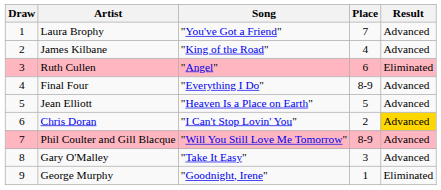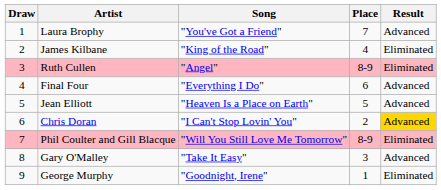(406, 49) Advanced -> (408, 49) Eliminated
(365, 67) 6 -> (365, 67) 8-9
(365, 85) 8-9 -> (365, 85) 6
(406, 139) Advanced -> (408, 139) Eliminated
